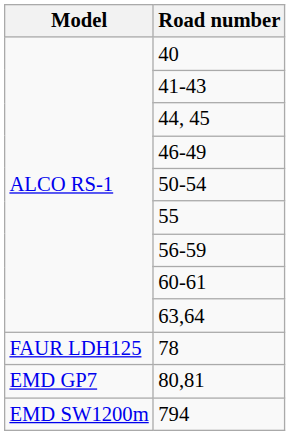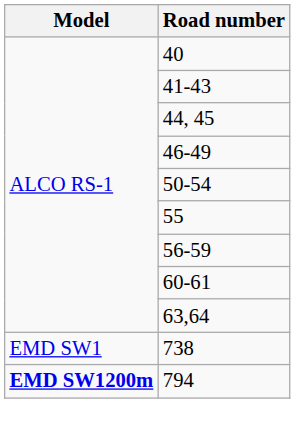- row: (169, 348)
- row: (181, 380)
+ row: (178, 348)
(79, 413) normal -> (81, 380) bold
